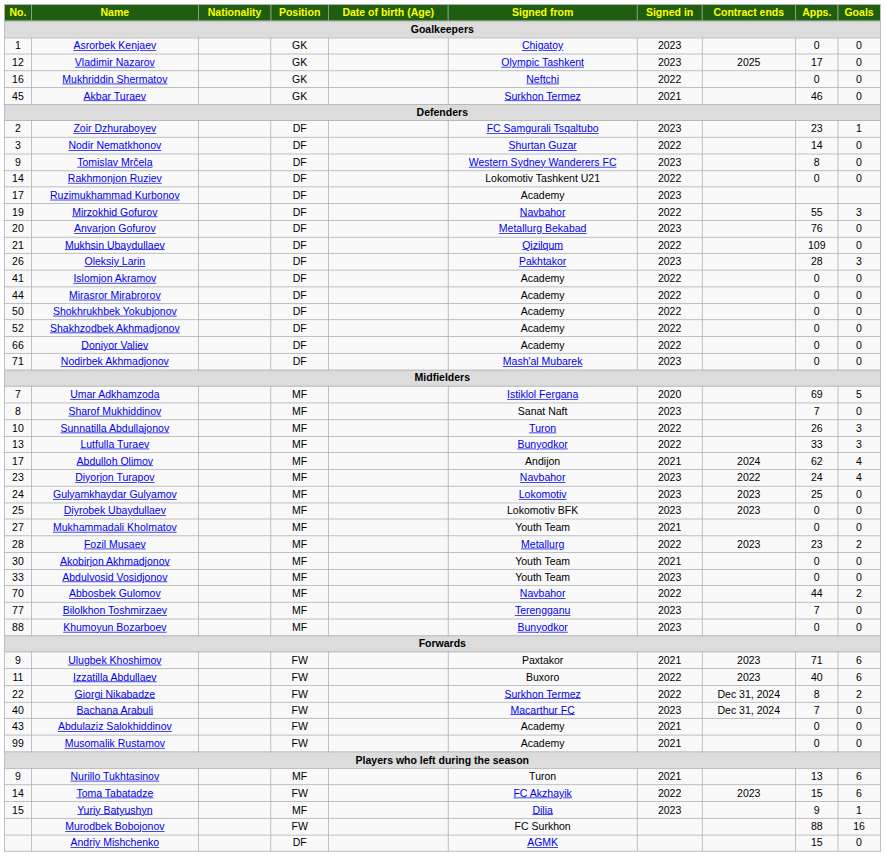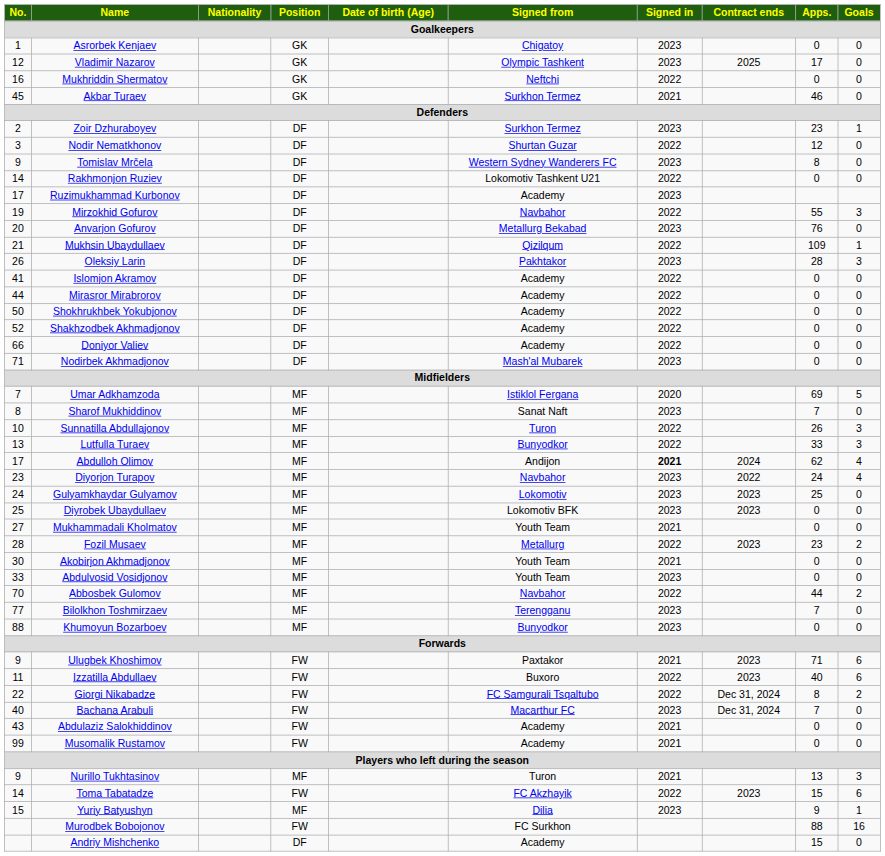(543, 129) FC Samgurali Tsqaltubo -> (543, 129) Surkhon Termez
(817, 146) 14 -> (817, 146) 12
(859, 246) 0 -> (859, 246) 1
(670, 461) normal -> (670, 461) bold
(543, 694) Surkhon Termez -> (543, 694) FC Samgurali Tsqaltubo
(859, 777) 6 -> (859, 777) 3
(543, 843) AGMK -> (543, 843) Academy
